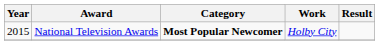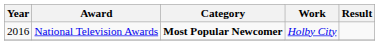(18, 31) 2015 -> (18, 31) 2016
